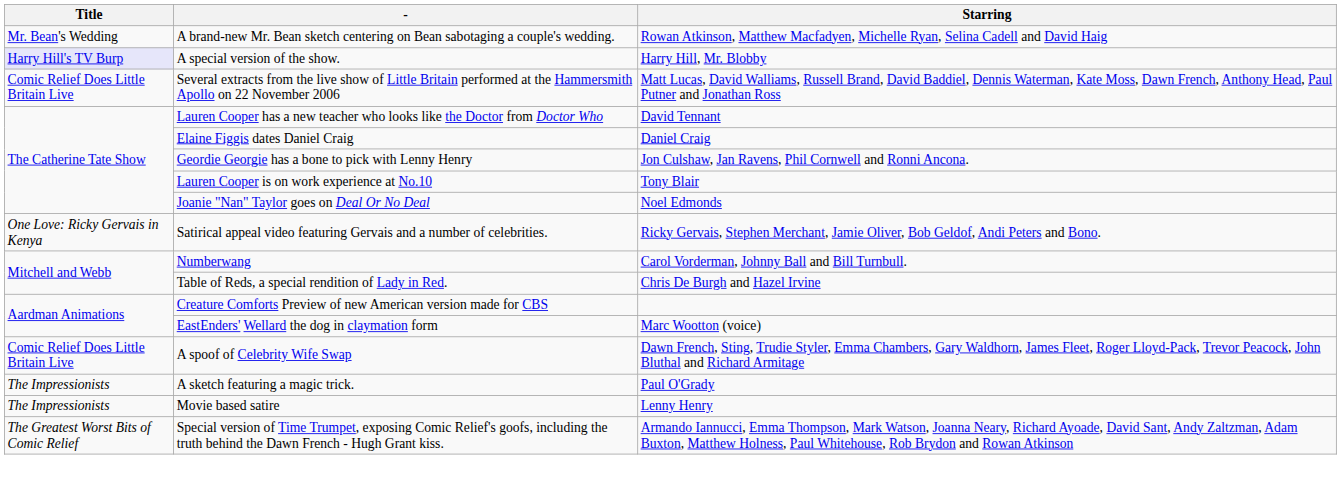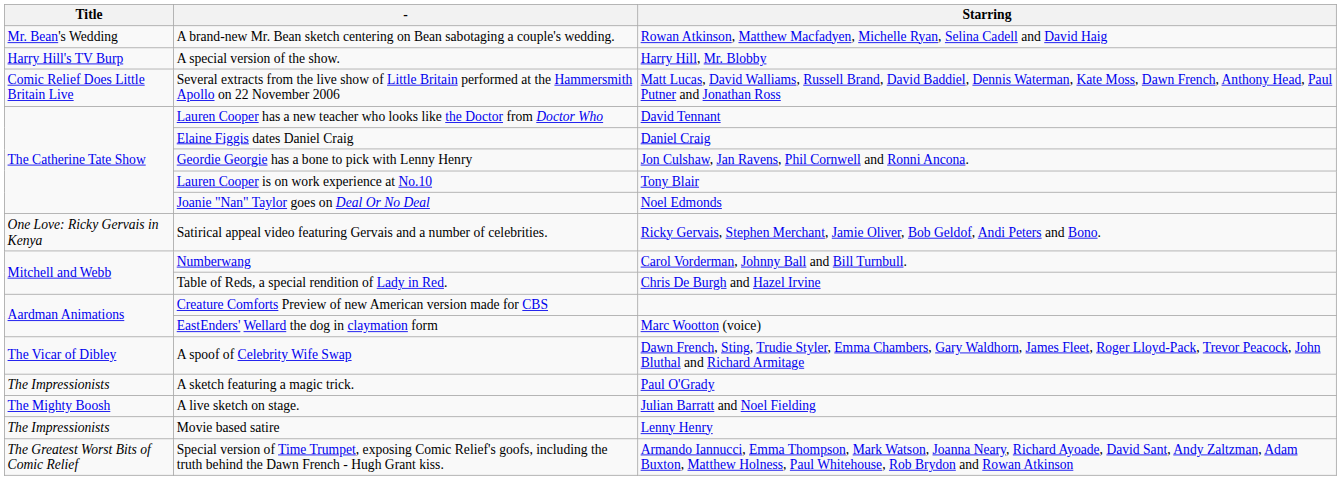(65, 58) lavender background -> (65, 58) no background
(76, 355) Comic Relief Does Little Britain Live -> (62, 355) The Vicar of Dibley
+ row: (238, 406)
